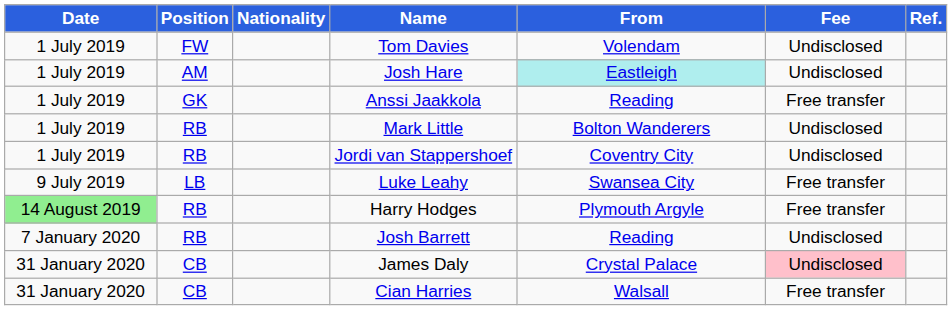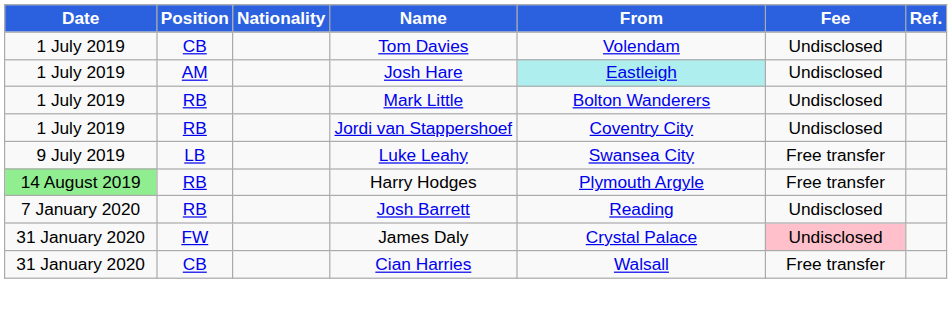(195, 46) FW -> (195, 46) CB
- row: (423, 101)
(195, 264) CB -> (195, 237) FW
